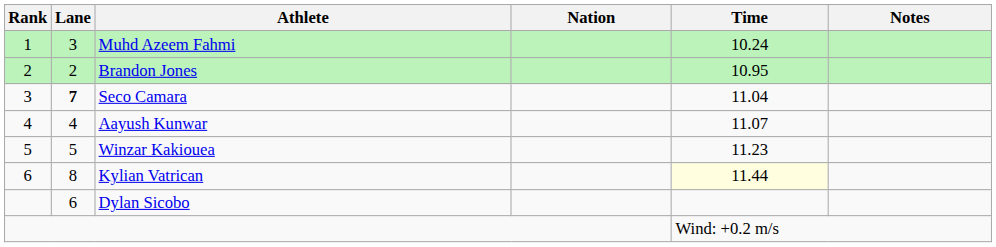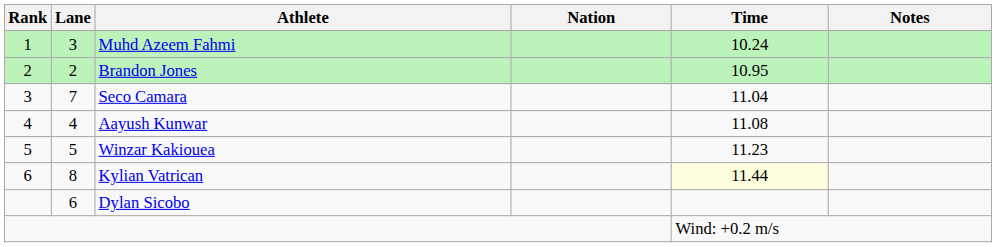(73, 96) bold -> (73, 96) normal
(750, 123) 11.07 -> (750, 123) 11.08
